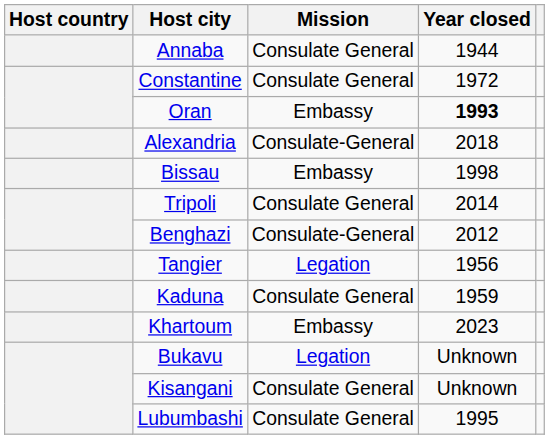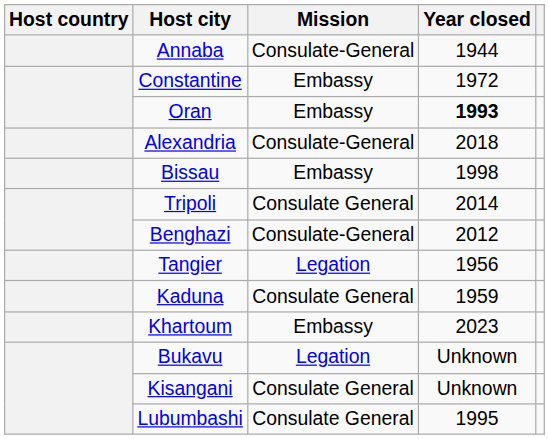(333, 50) Consulate General -> (333, 50) Consulate-General
(333, 81) Consulate General -> (333, 81) Embassy
